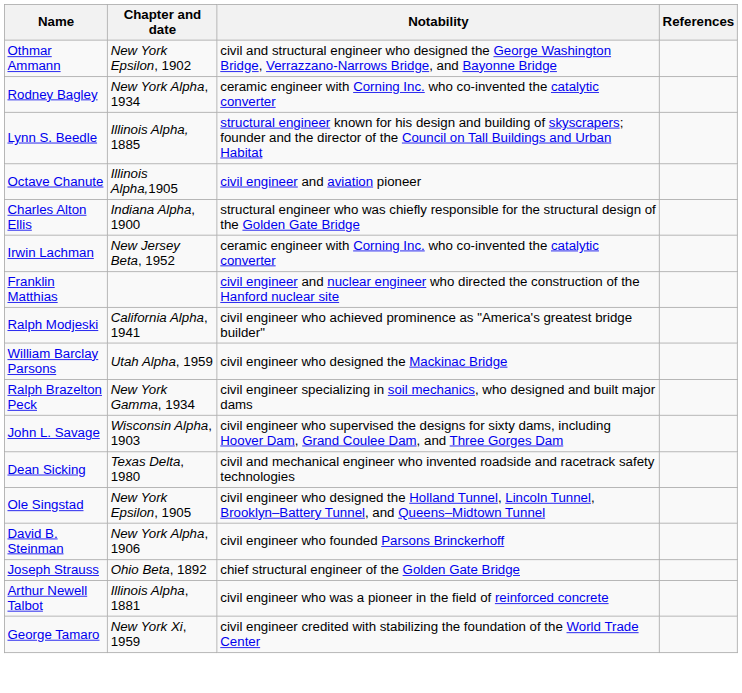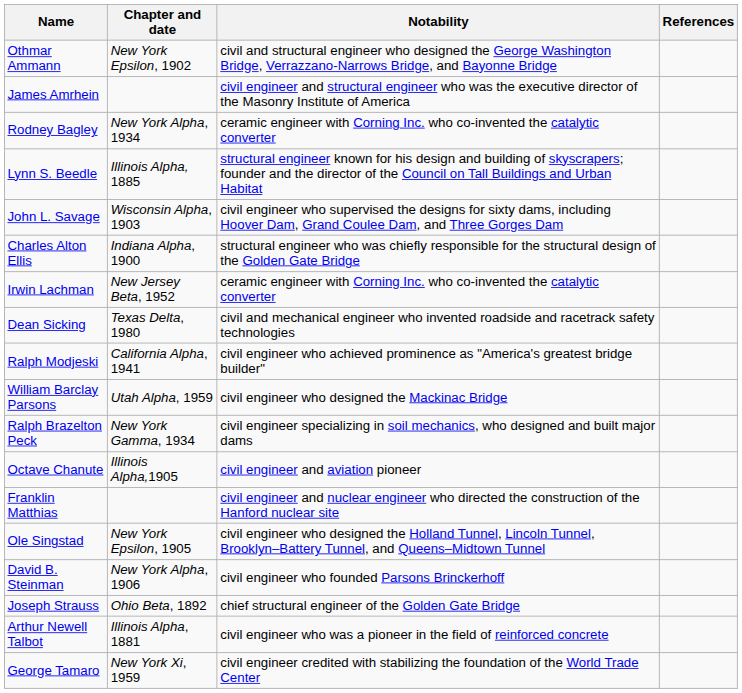+ row: (53, 94)
rows swapped: (55, 181) <-> (54, 433)
rows swapped: (33, 289) <-> (47, 469)
